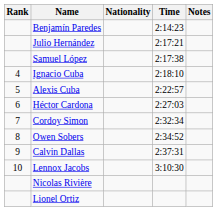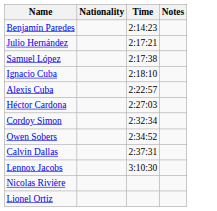- column: (17, 12)
